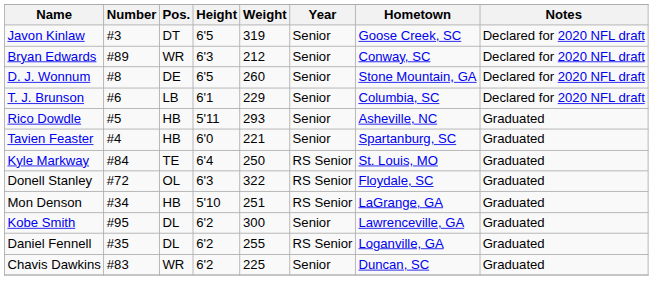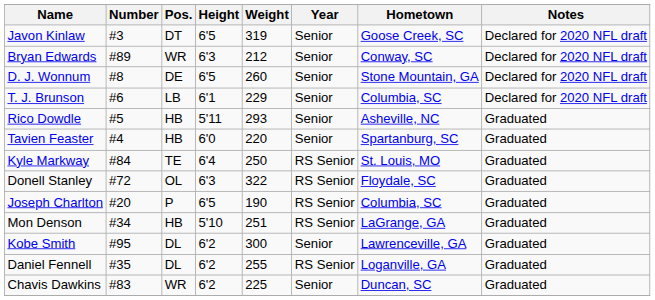(254, 139) 221 -> (256, 139) 220
+ row: (55, 202)
